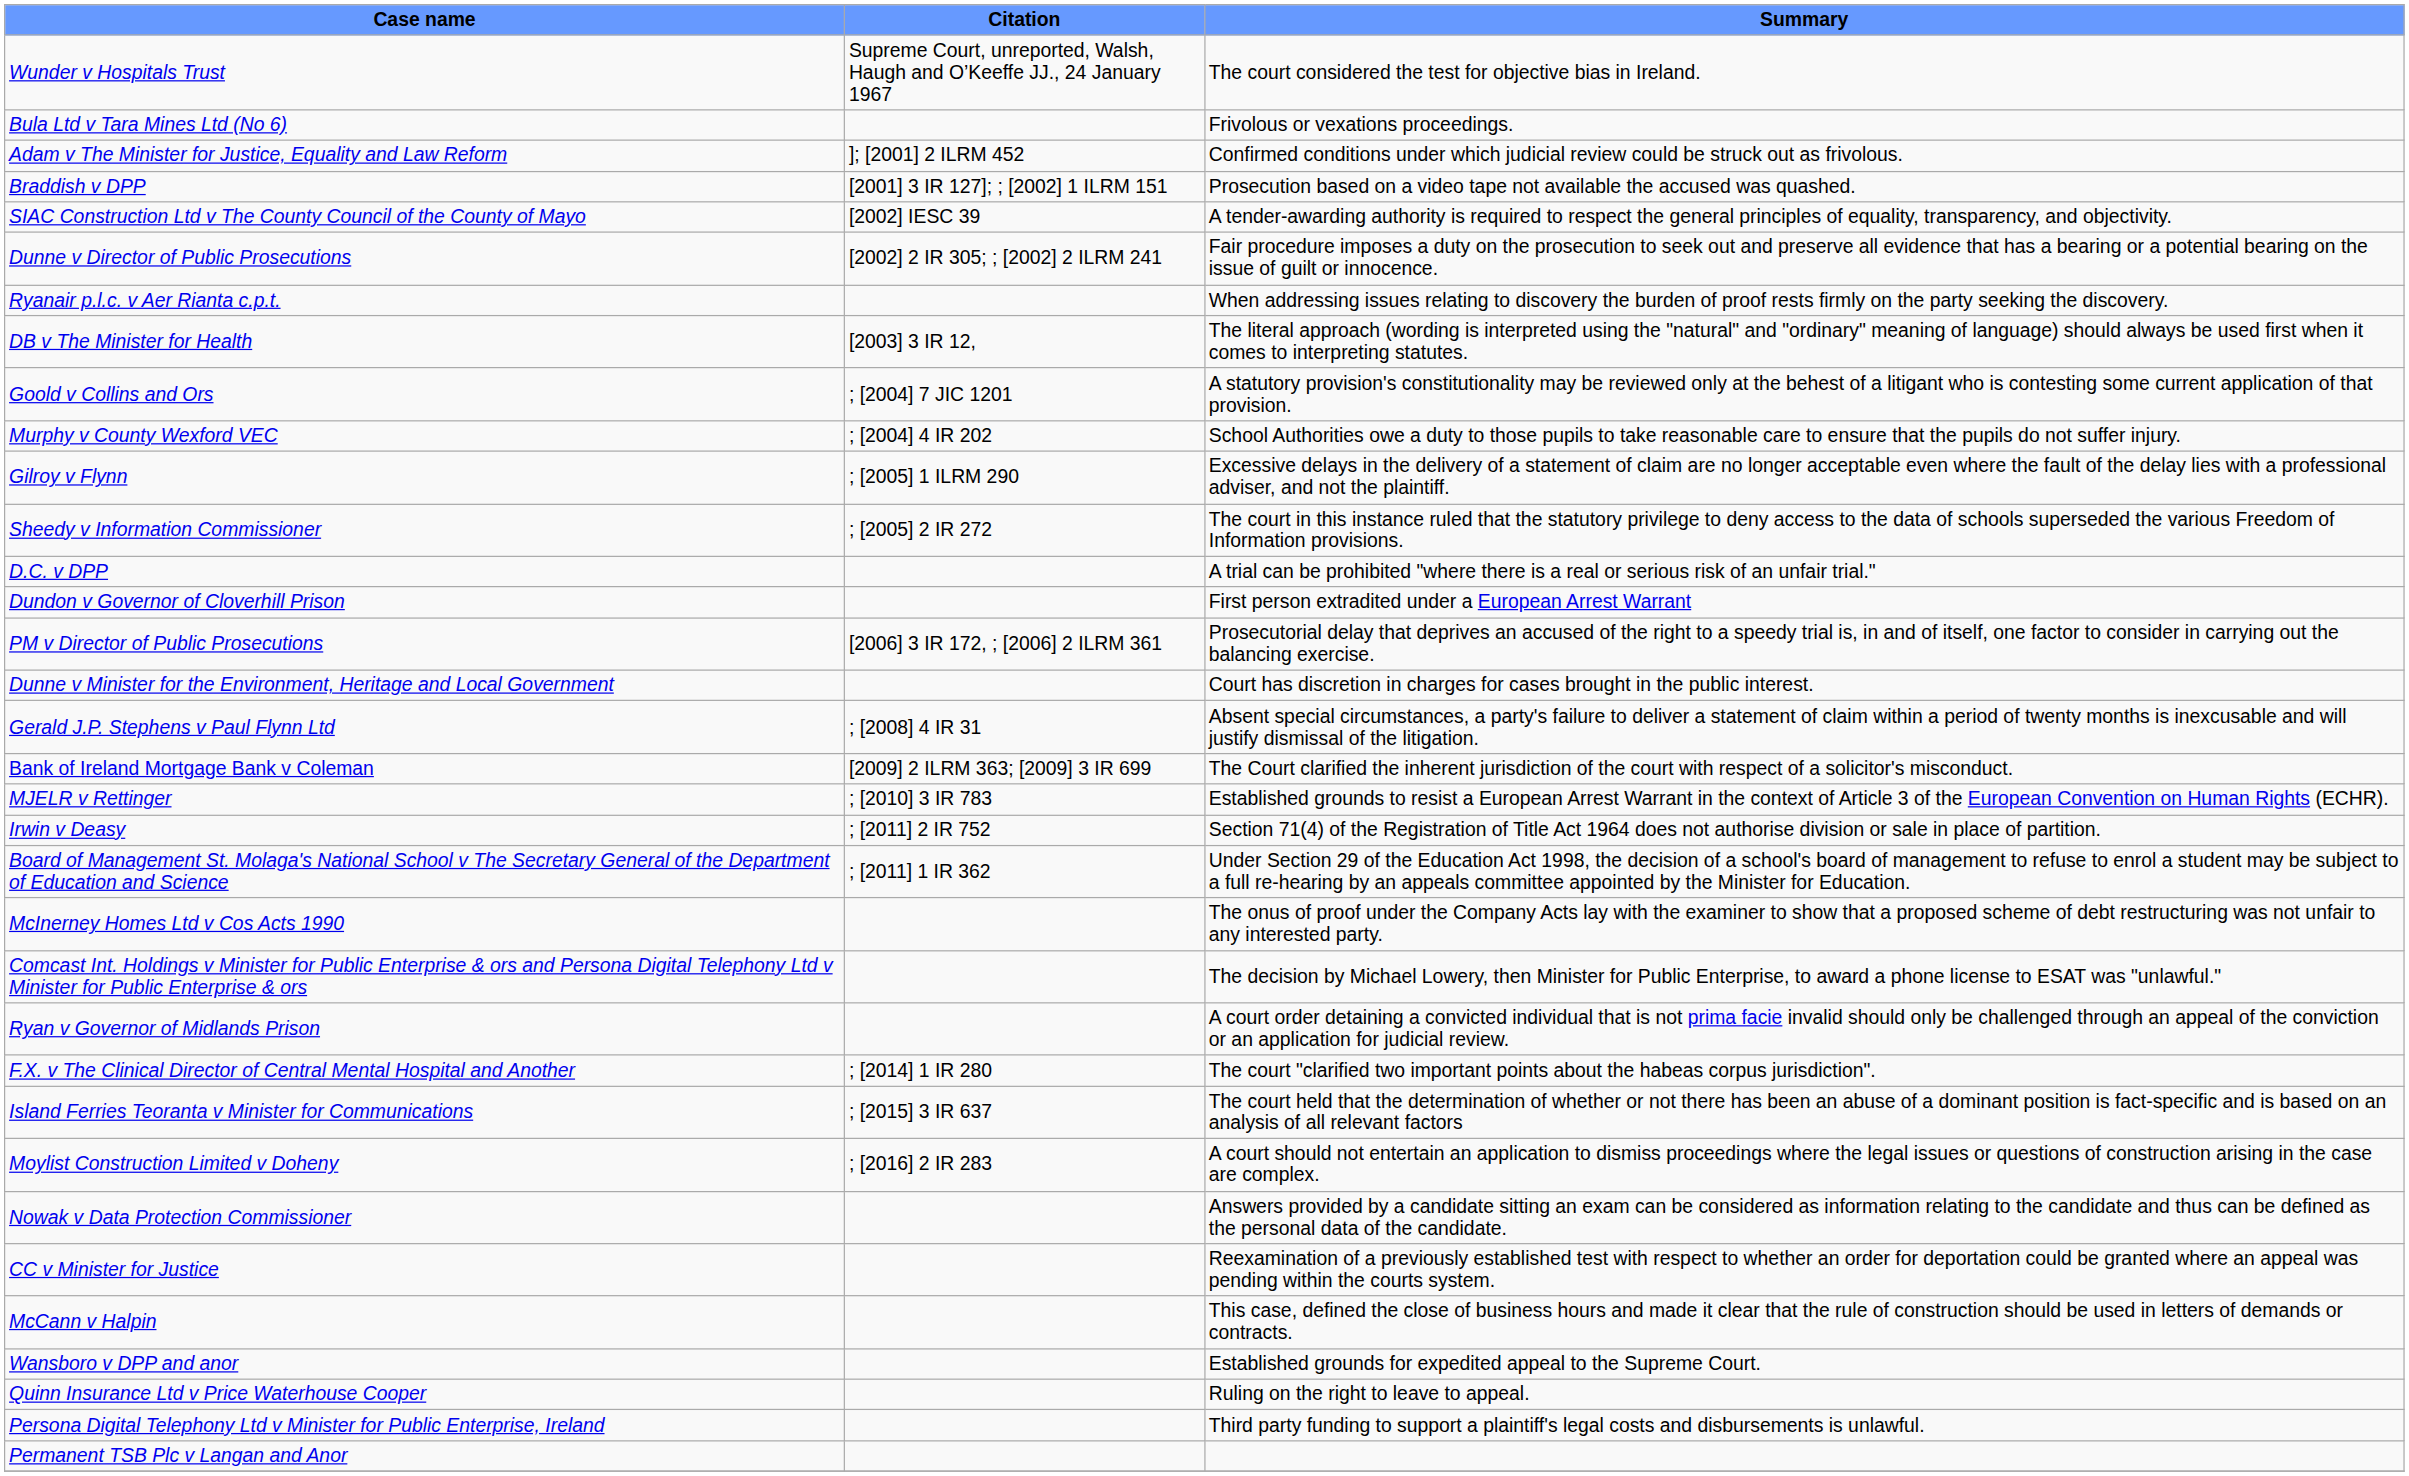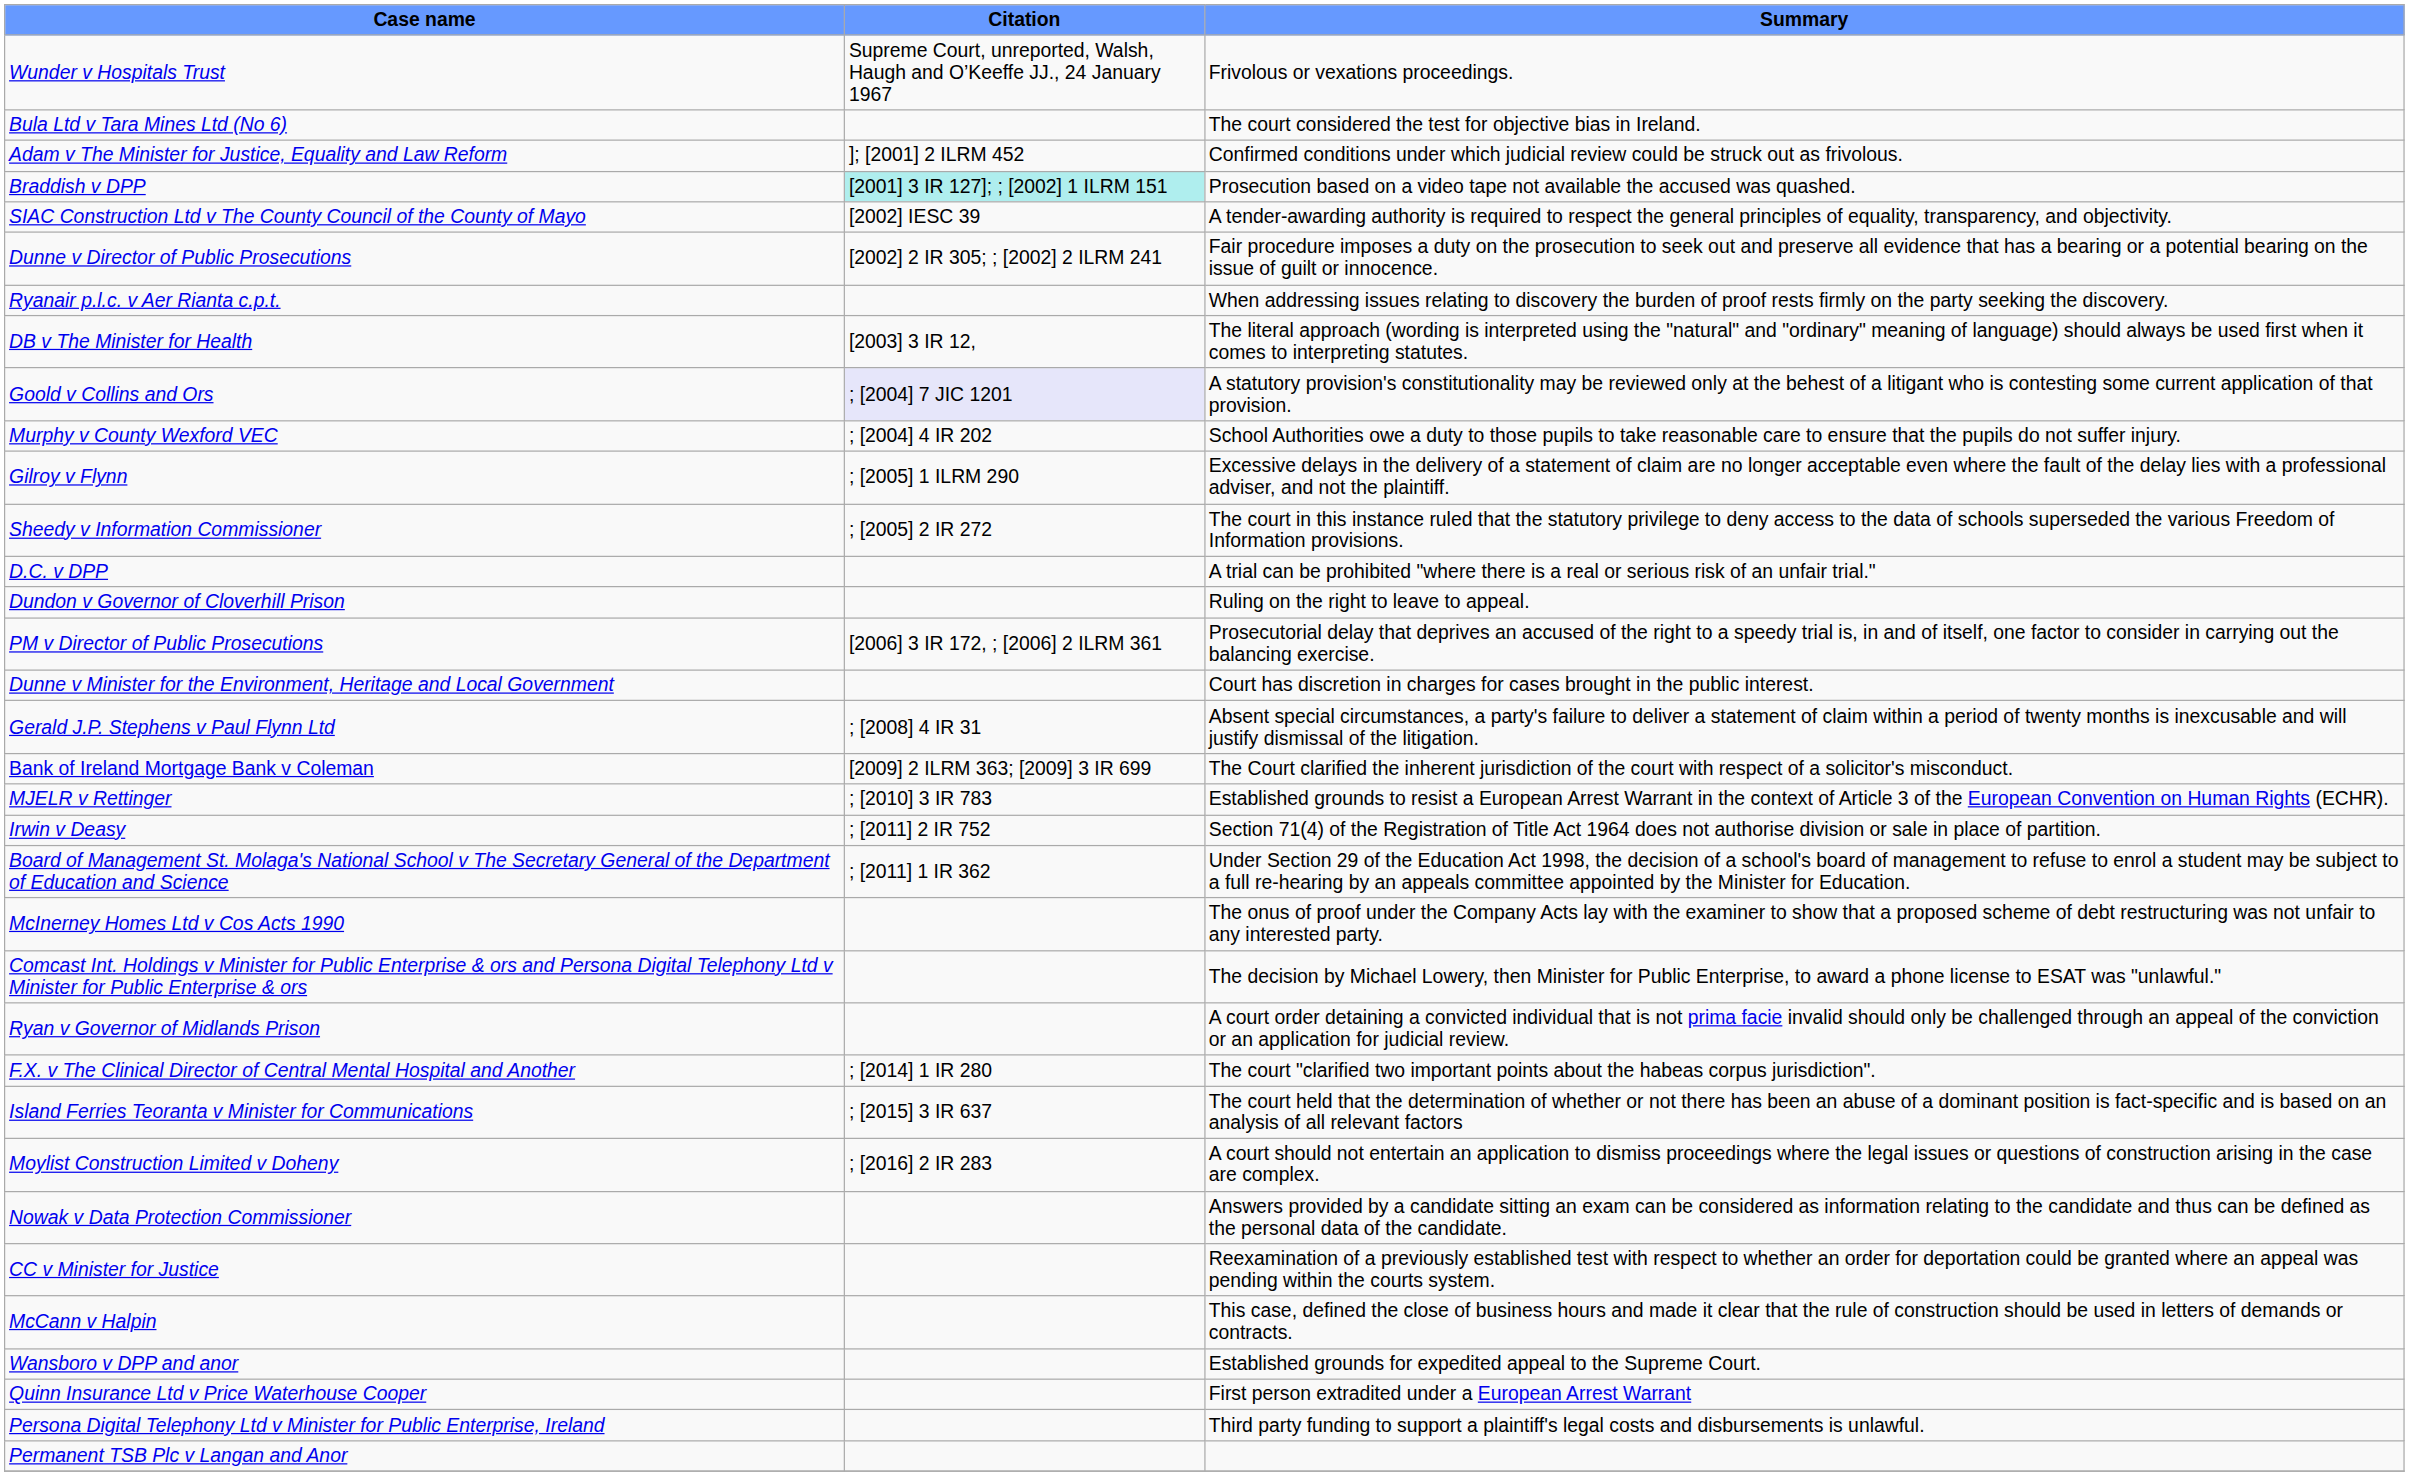(1455, 72) The court considered the test for objective bias in Ireland. -> (1361, 72) Frivolous or vexations proceedings.
(1361, 124) Frivolous or vexations proceedings. -> (1455, 124) The court considered the test for objective bias in Ireland.
(1008, 186) no background -> (1008, 186) paleturquoise background
(931, 394) no background -> (931, 394) lavender background
(1450, 602) First person extradited under a European Arrest Warrant -> (1369, 602) Ruling on the right to leave to appeal.
(1369, 1394) Ruling on the right to leave to appeal. -> (1450, 1394) First person extradited under a European Arrest Warrant
